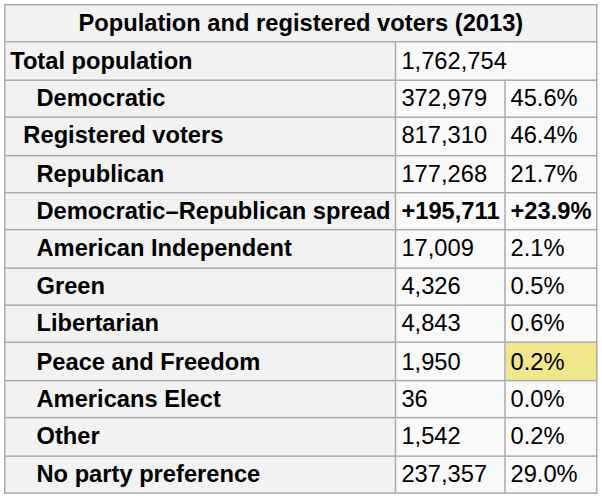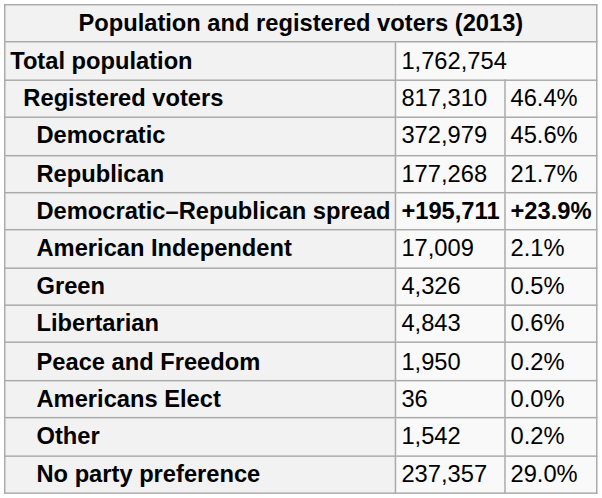rows swapped: (117, 135) <-> (88, 98)
(537, 361) khaki background -> (537, 361) no background
